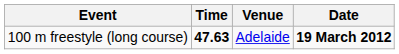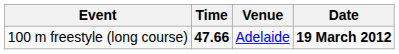(212, 37) 47.63 -> (212, 37) 47.66
